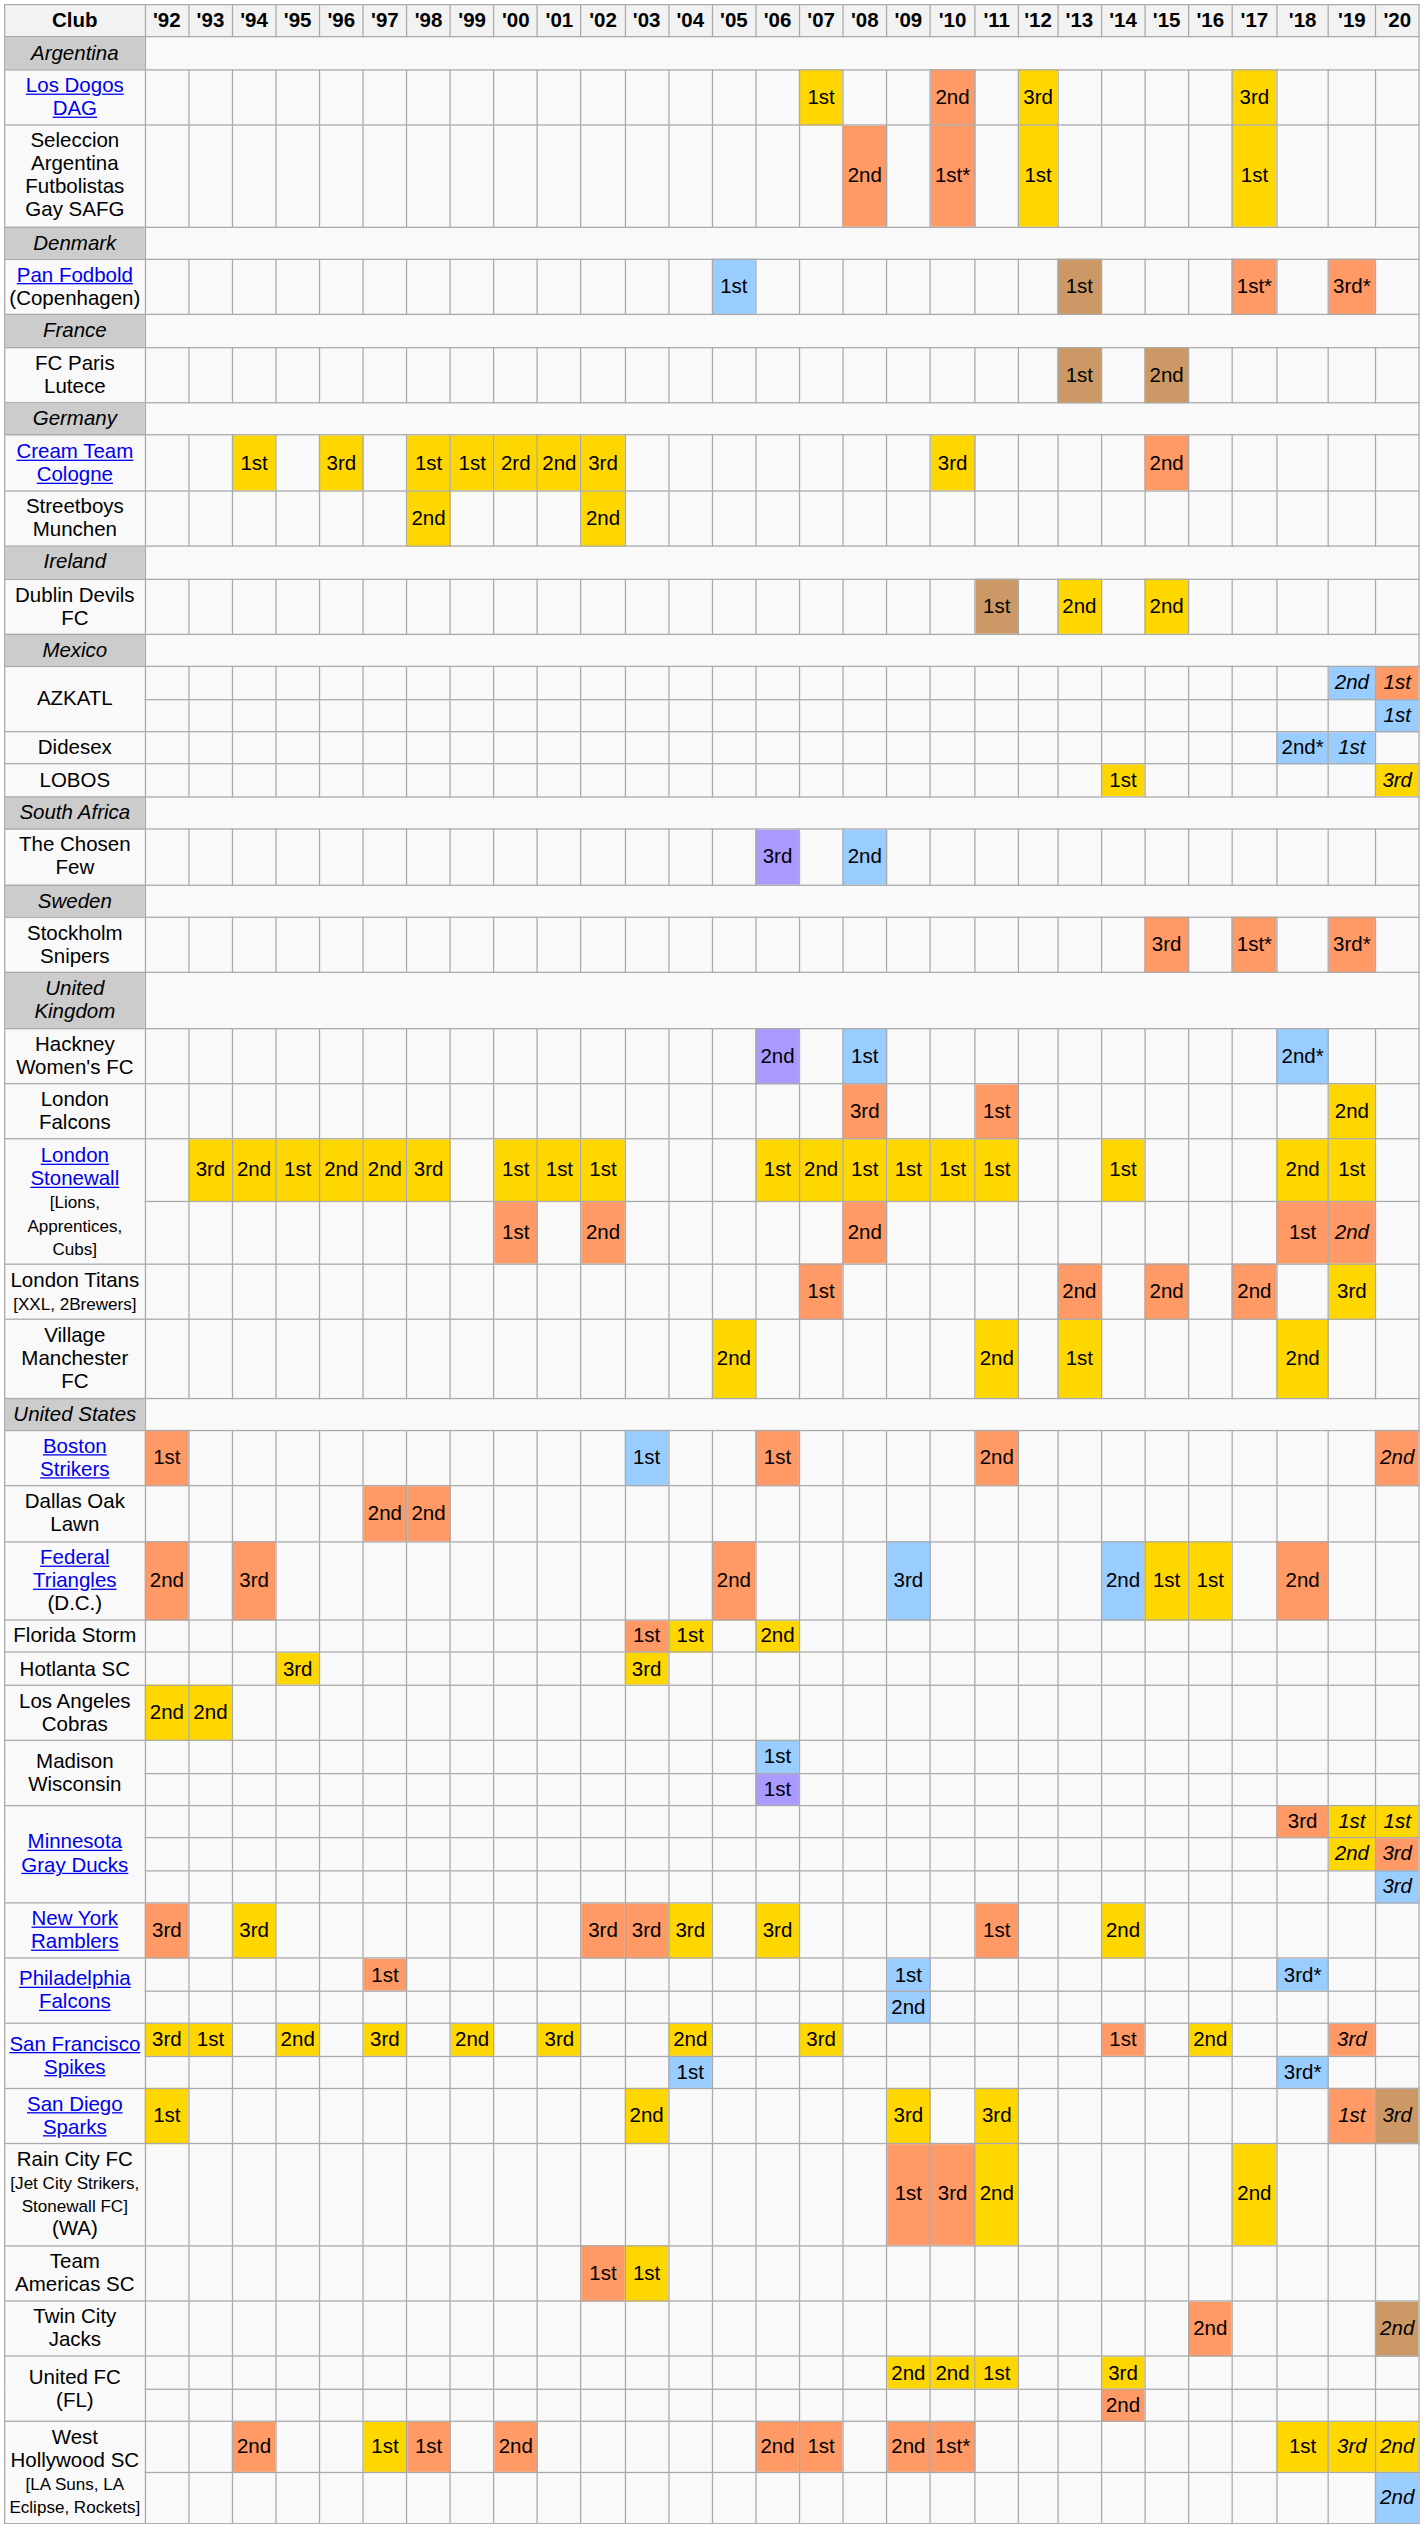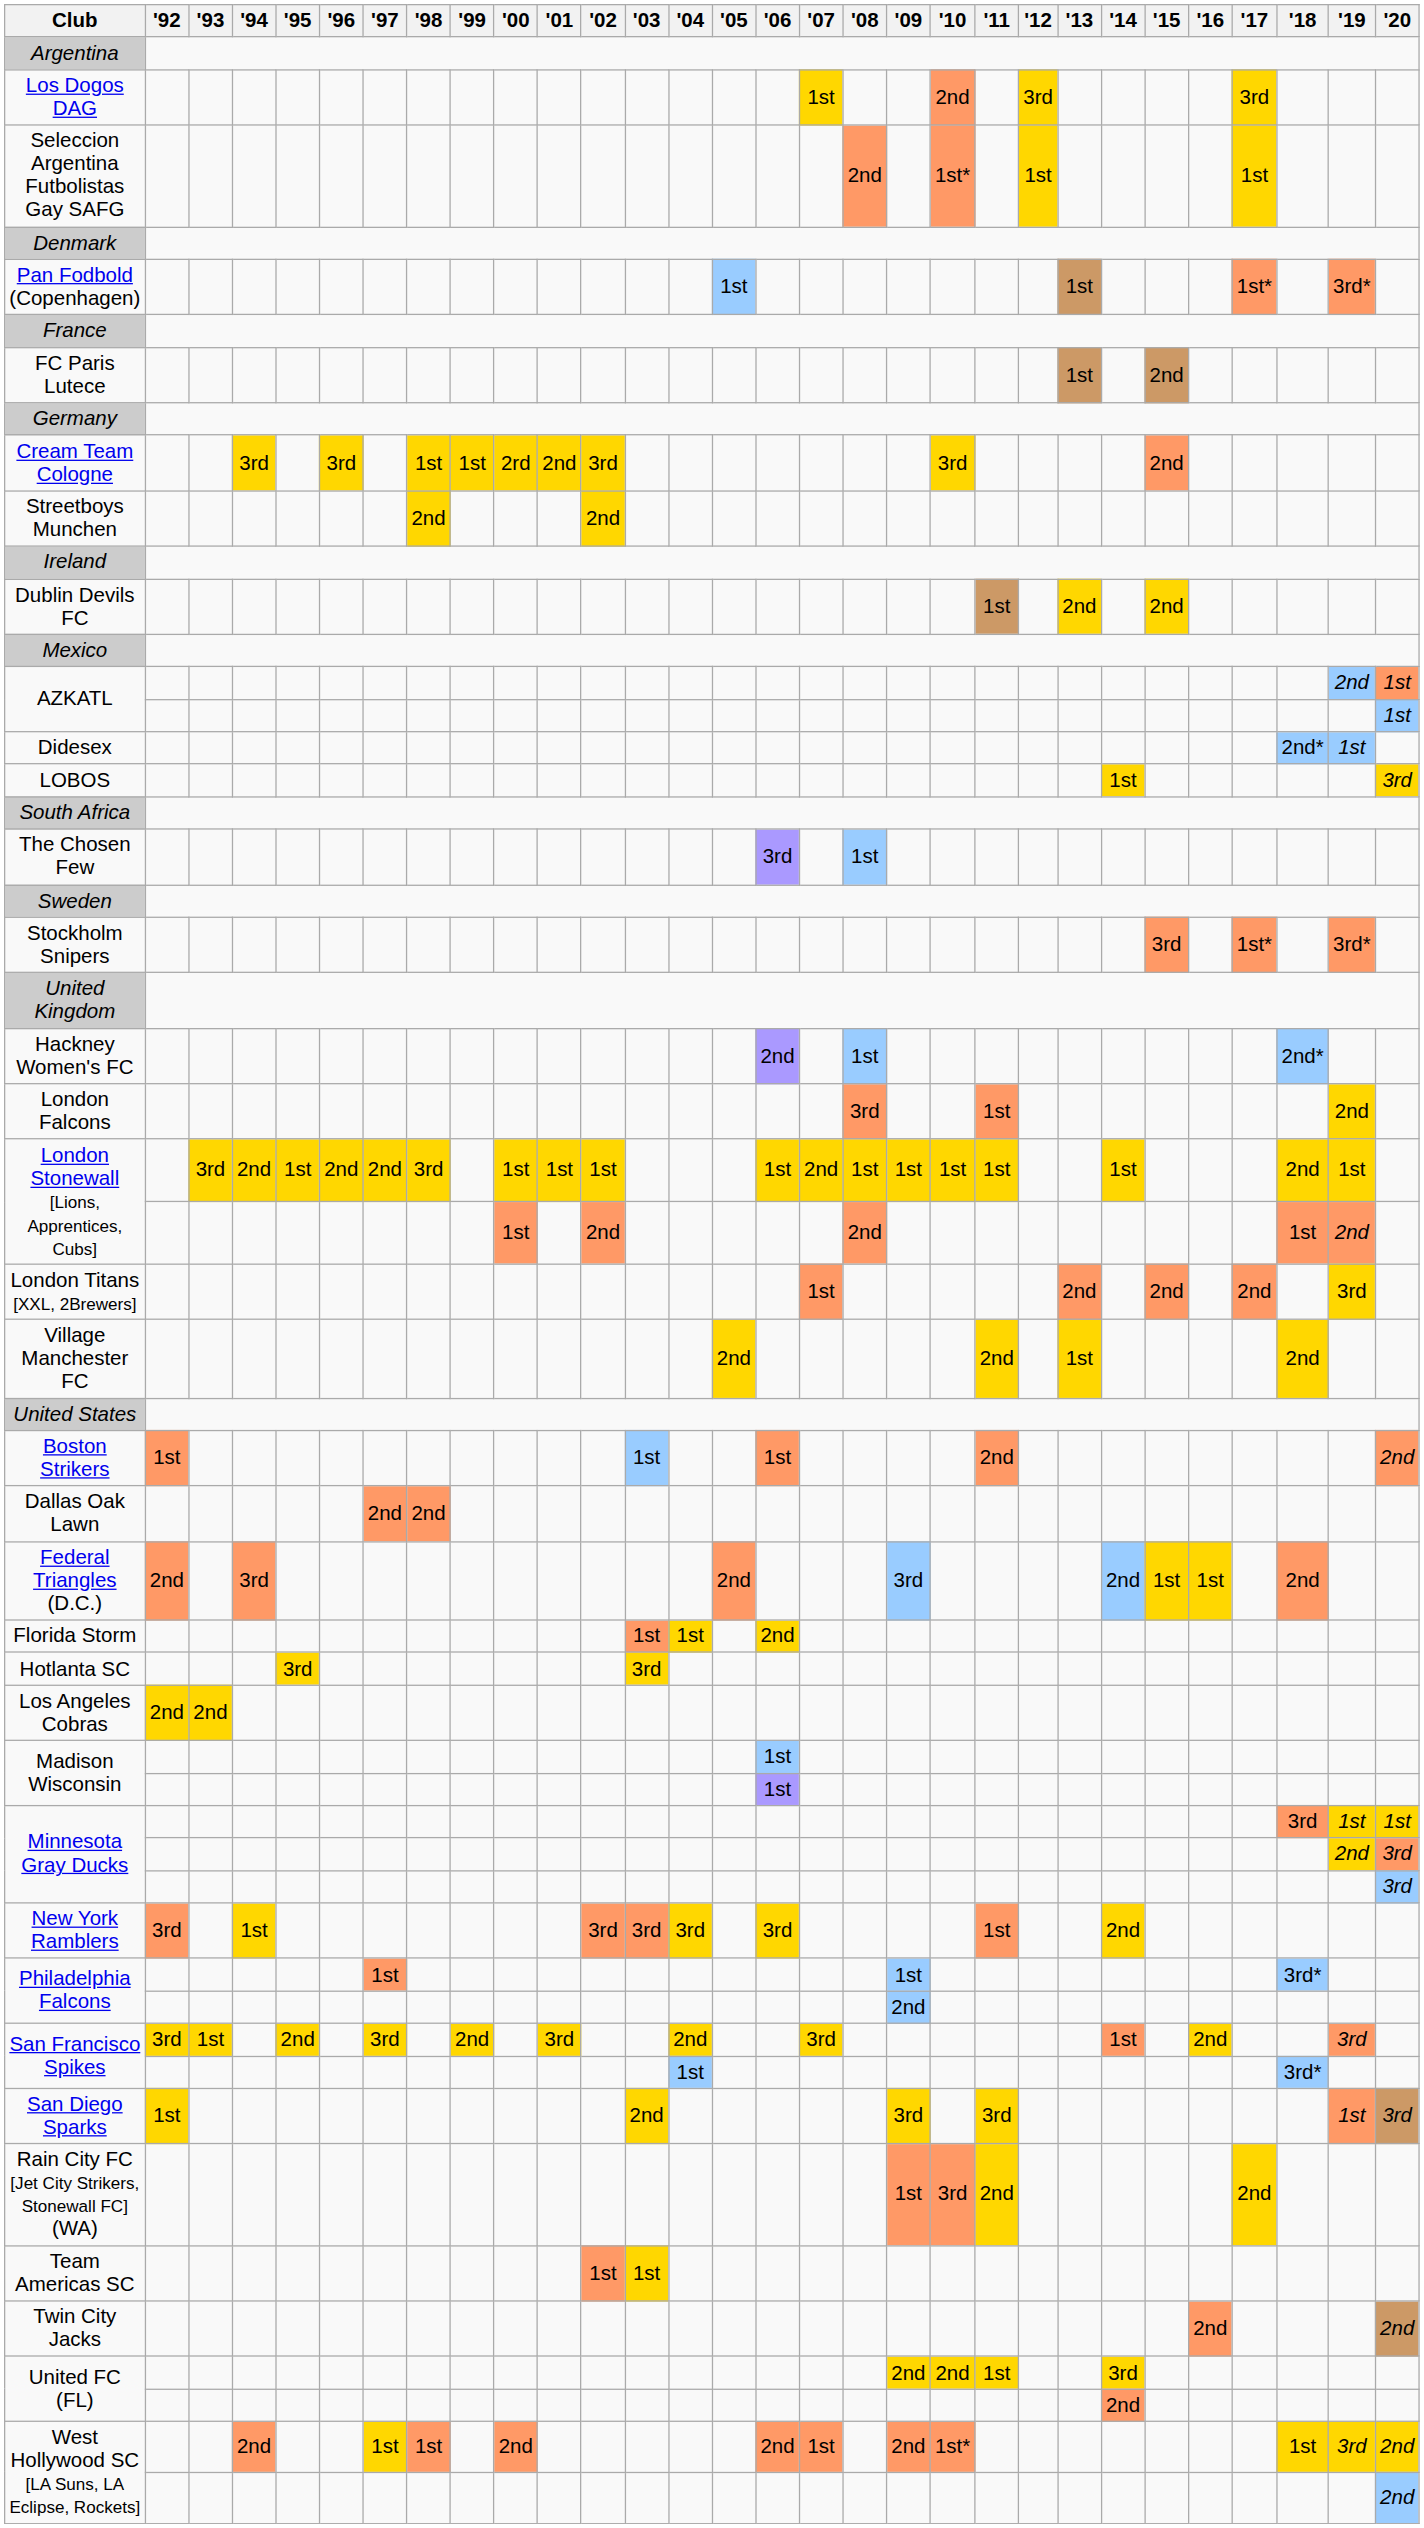(254, 462) 1st -> (254, 462) 3rd
(865, 856) 2nd -> (865, 856) 1st
(254, 1930) 3rd -> (254, 1930) 1st
